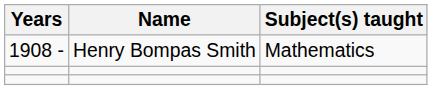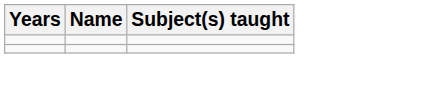- row: (37, 50)
